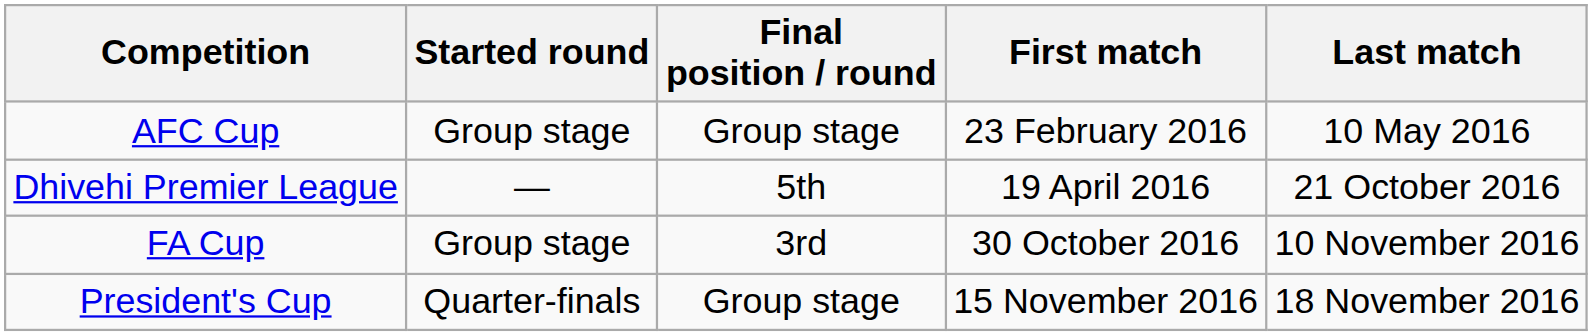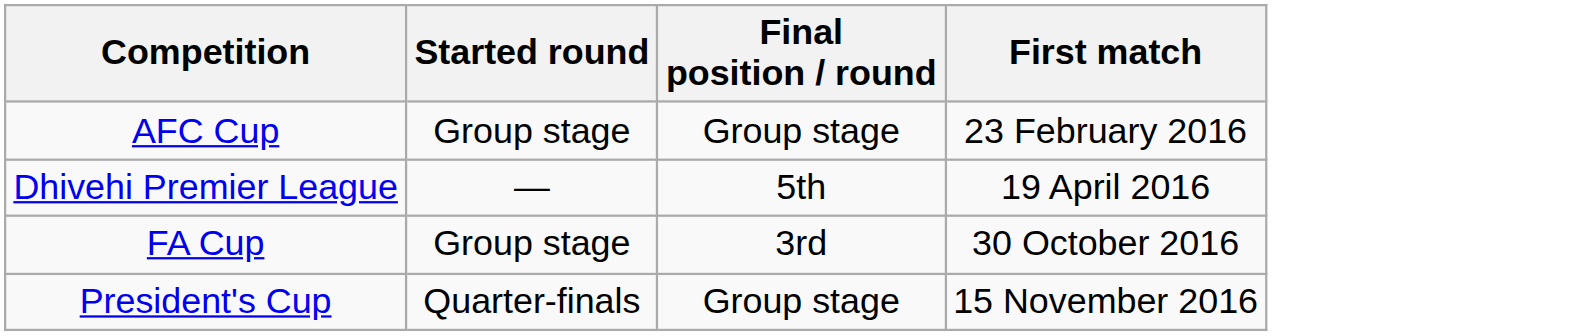- column: (1427, 53)
